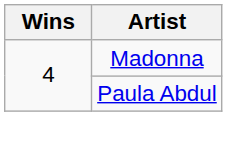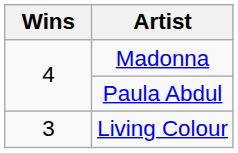+ row: (163, 128)
